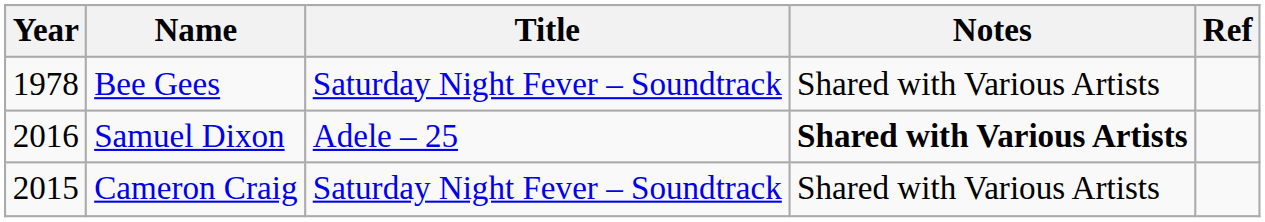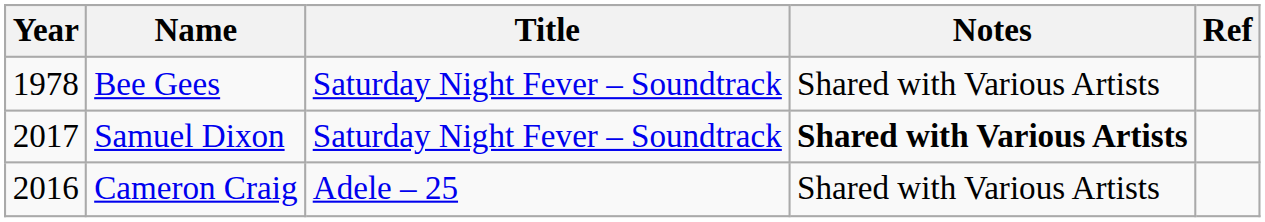(46, 135) 2016 -> (46, 135) 2017
(385, 135) Adele – 25 -> (547, 135) Saturday Night Fever – Soundtrack
(46, 188) 2015 -> (46, 188) 2016
(547, 188) Saturday Night Fever – Soundtrack -> (385, 188) Adele – 25
